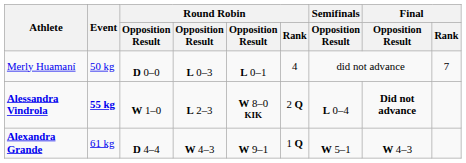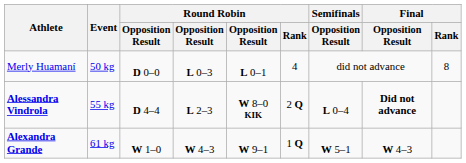(446, 66) 7 -> (446, 66) 8
(103, 105) bold -> (102, 105) normal
(146, 111) W 1–0 -> (146, 111) D 4–4
(146, 149) D 4–4 -> (146, 149) W 1–0
